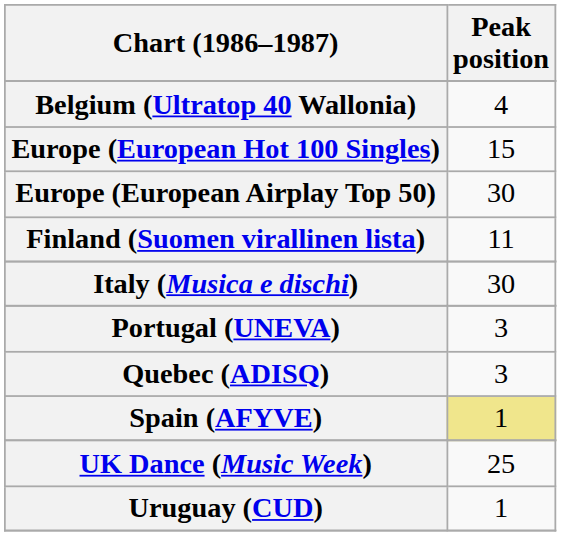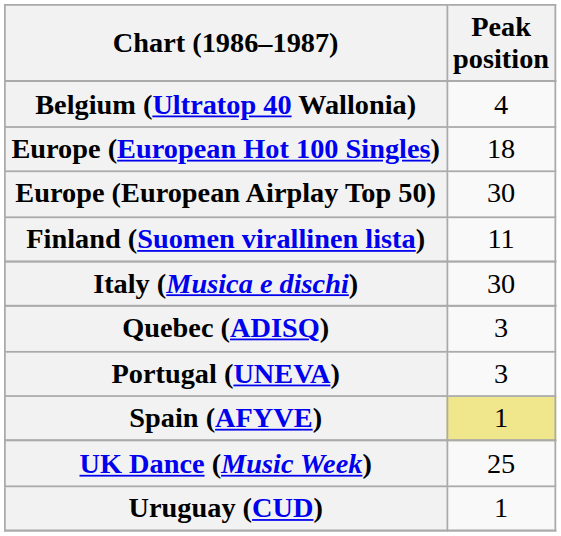(501, 148) 15 -> (501, 148) 18
rows swapped: (226, 328) <-> (226, 373)
